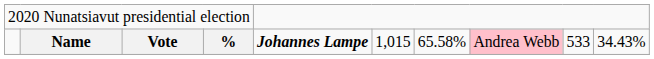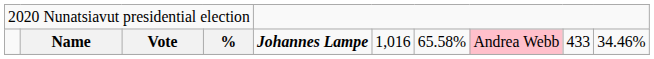(393, 41) 1,015 -> (393, 41) 1,016
(578, 41) 533 -> (578, 41) 433
(621, 41) 34.43% -> (621, 41) 34.46%
